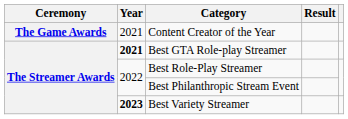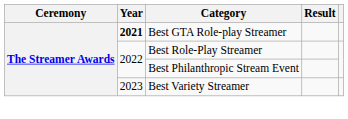- row: (212, 31)
(131, 104) bold -> (131, 86) normal
